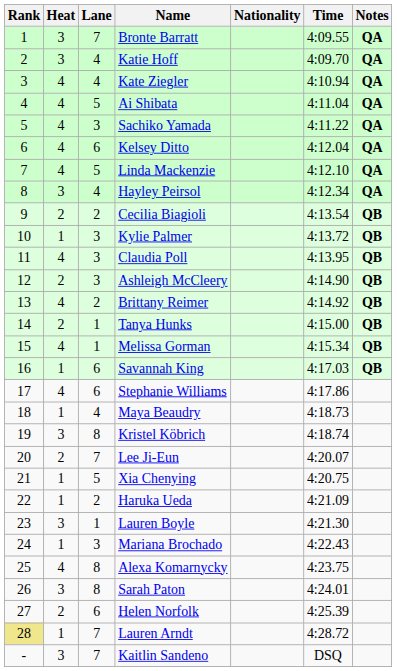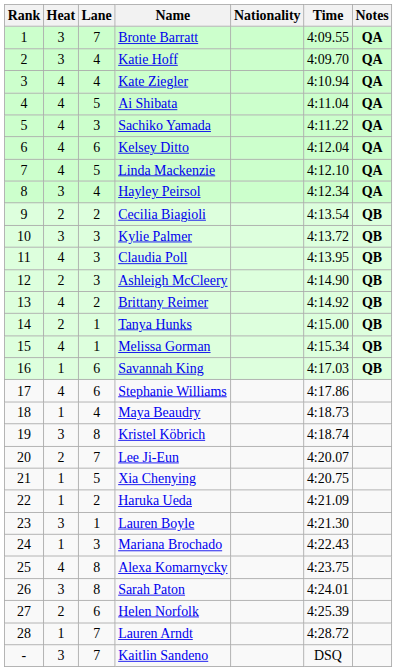(61, 236) 1 -> (61, 236) 3
(24, 633) khaki background -> (24, 633) no background
